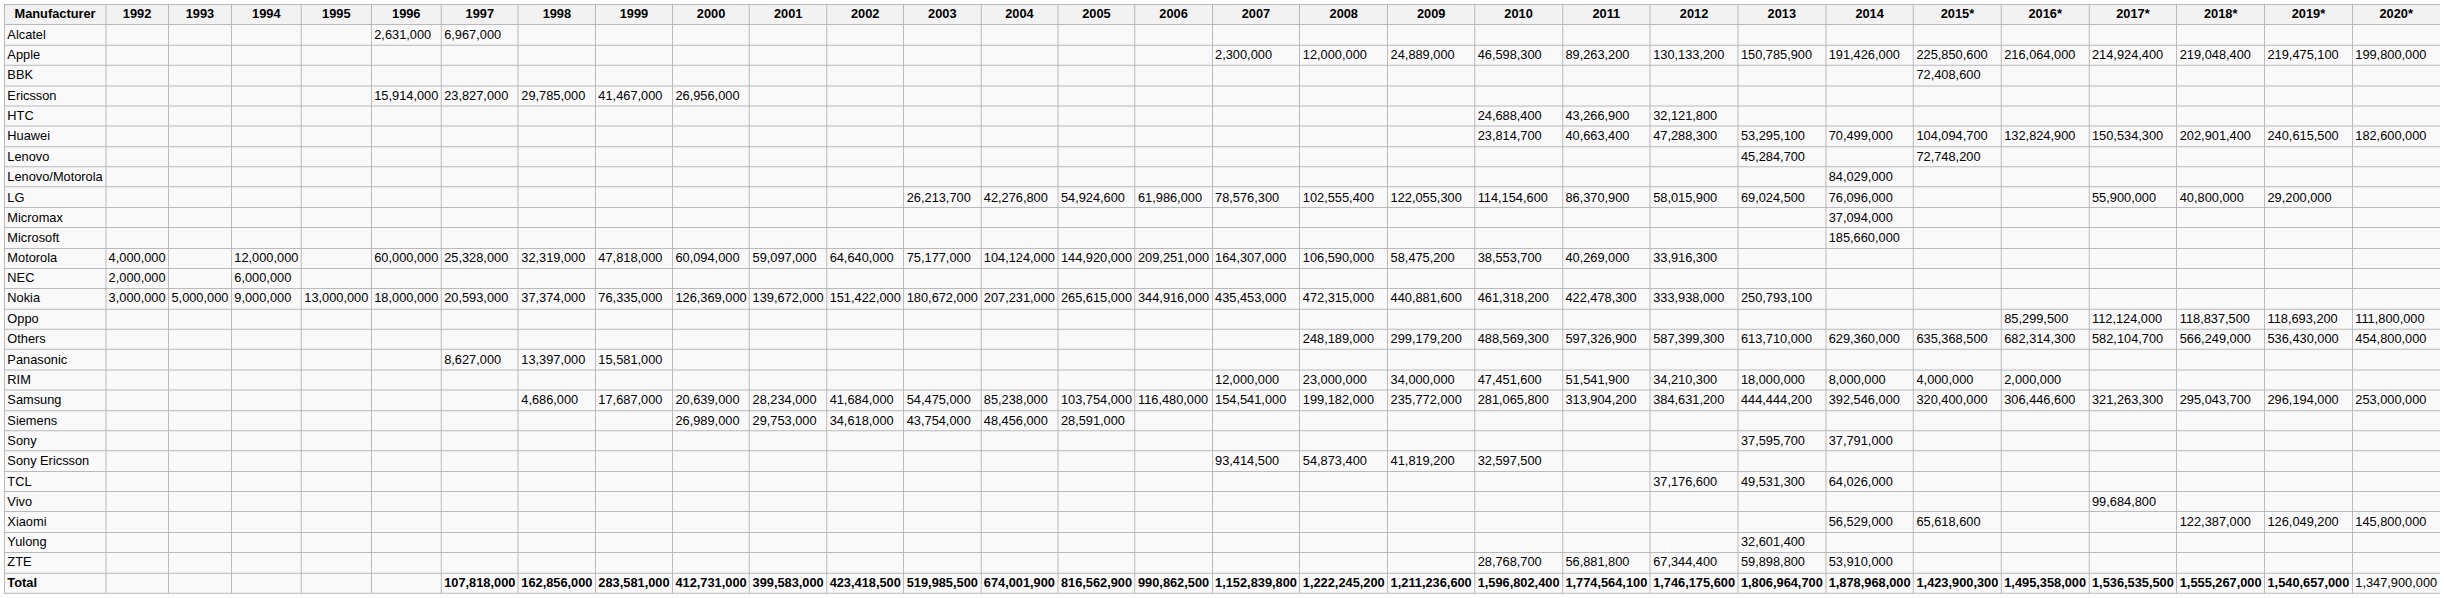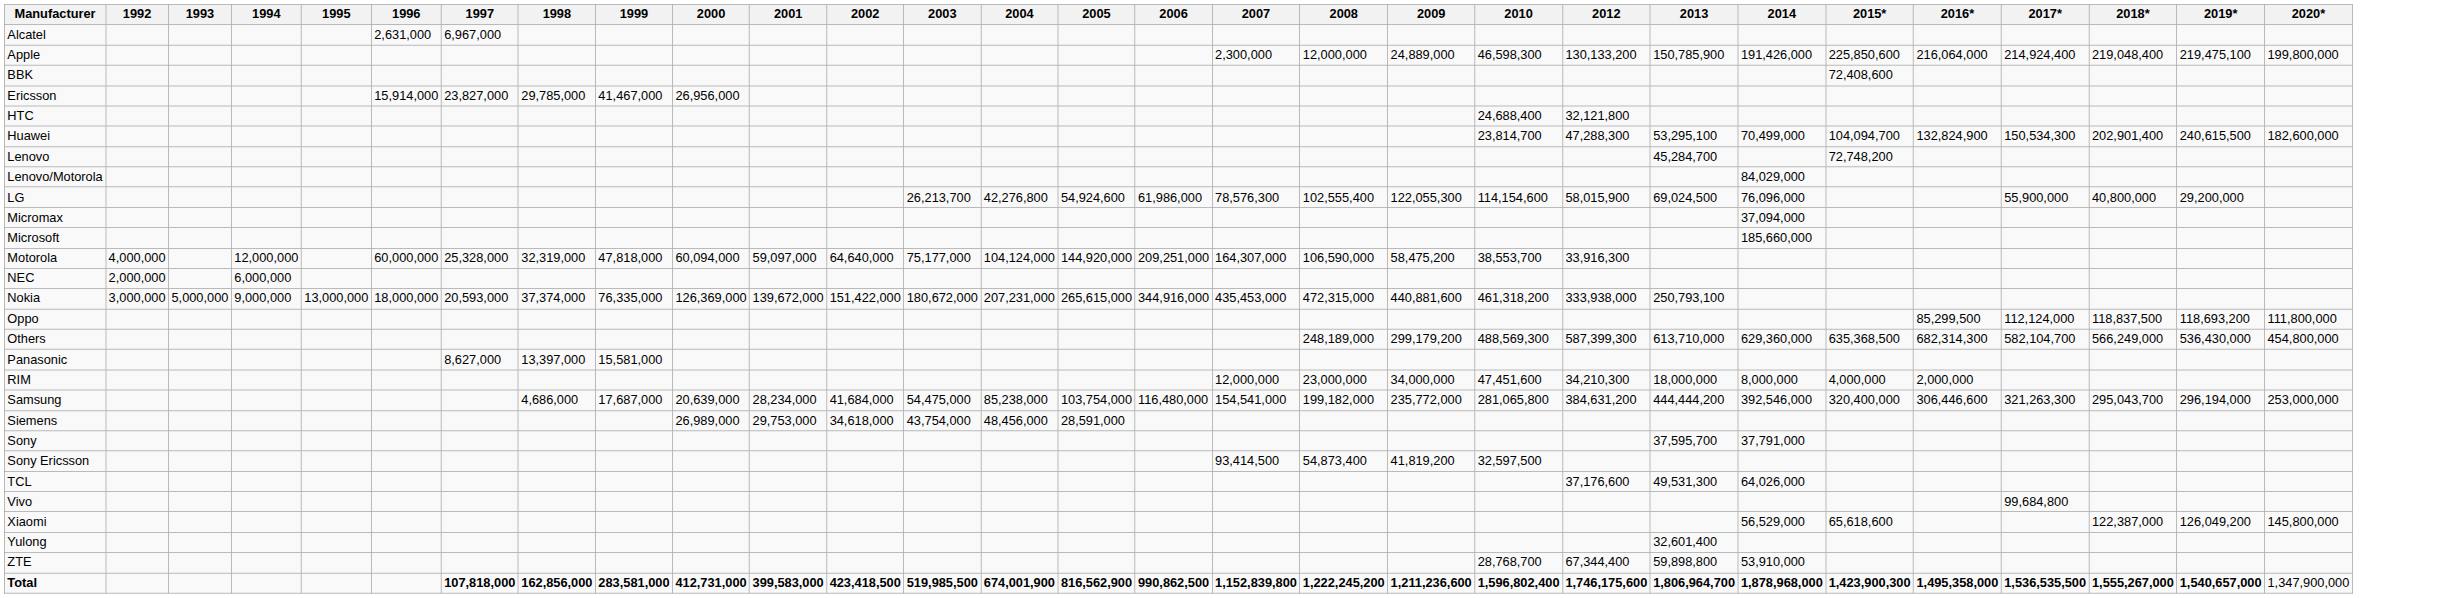- column: (1606, 14)
